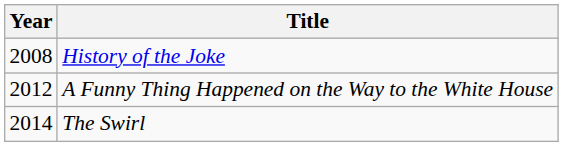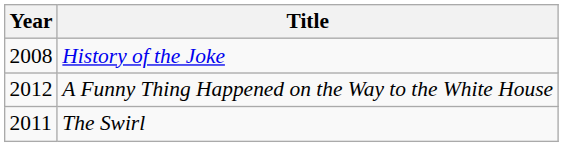(31, 123) 2014 -> (31, 123) 2011
